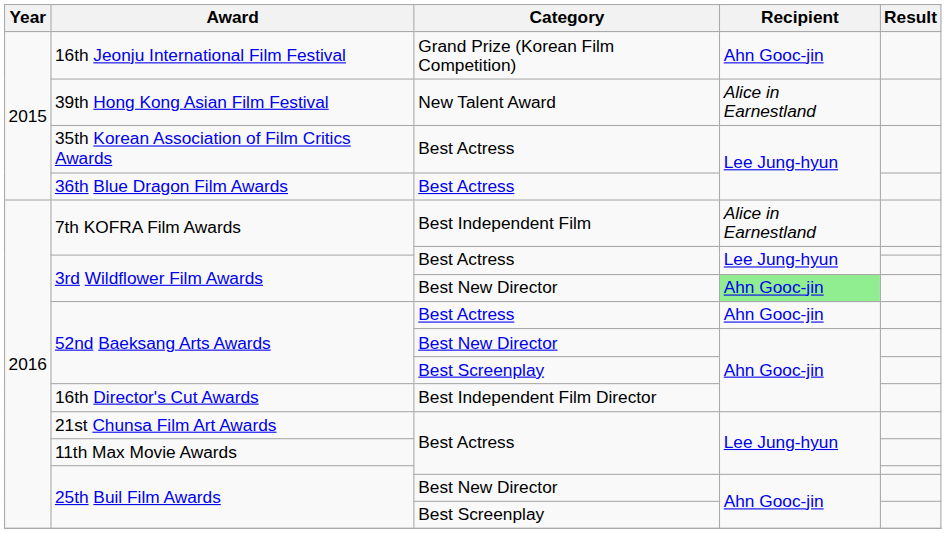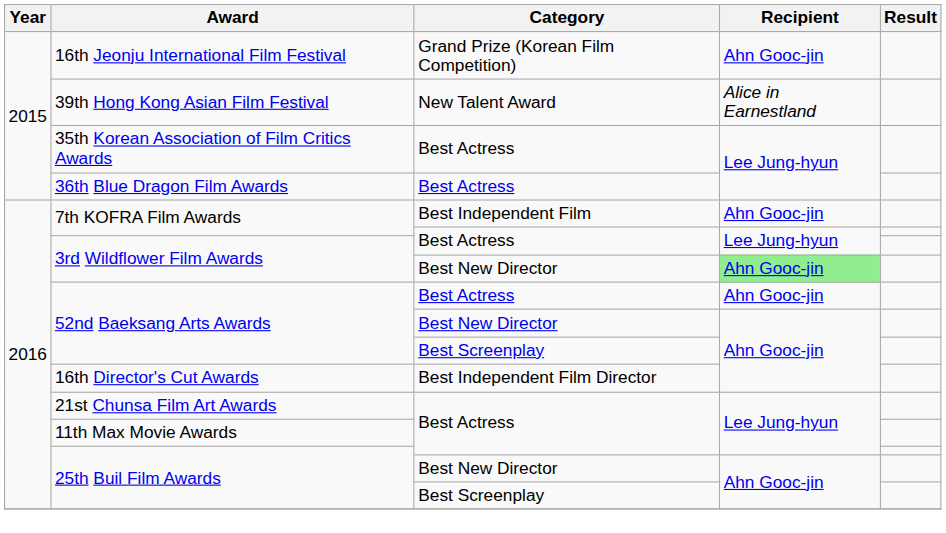(770, 223) Alice in Earnestland -> (774, 213) Ahn Gooc-jin
